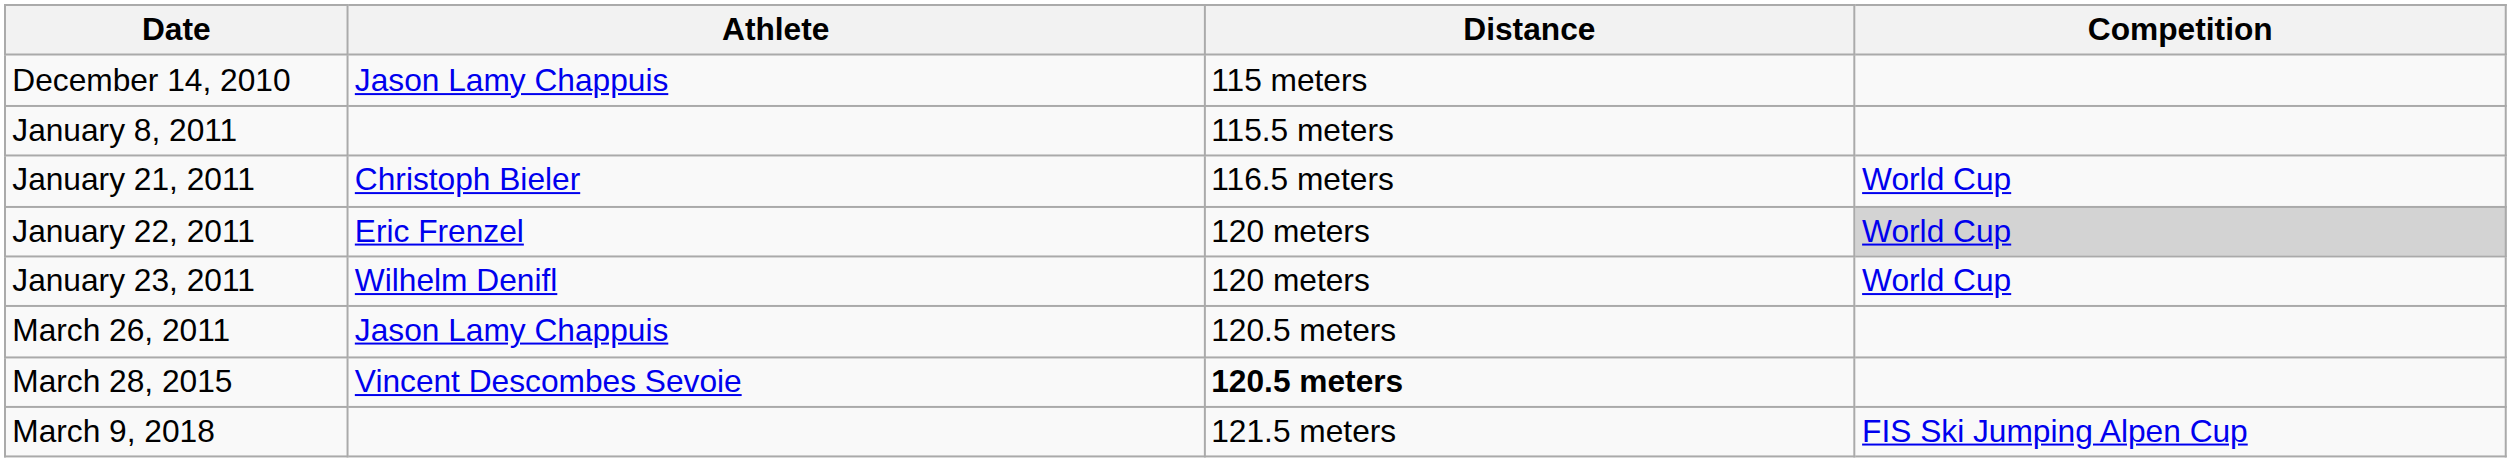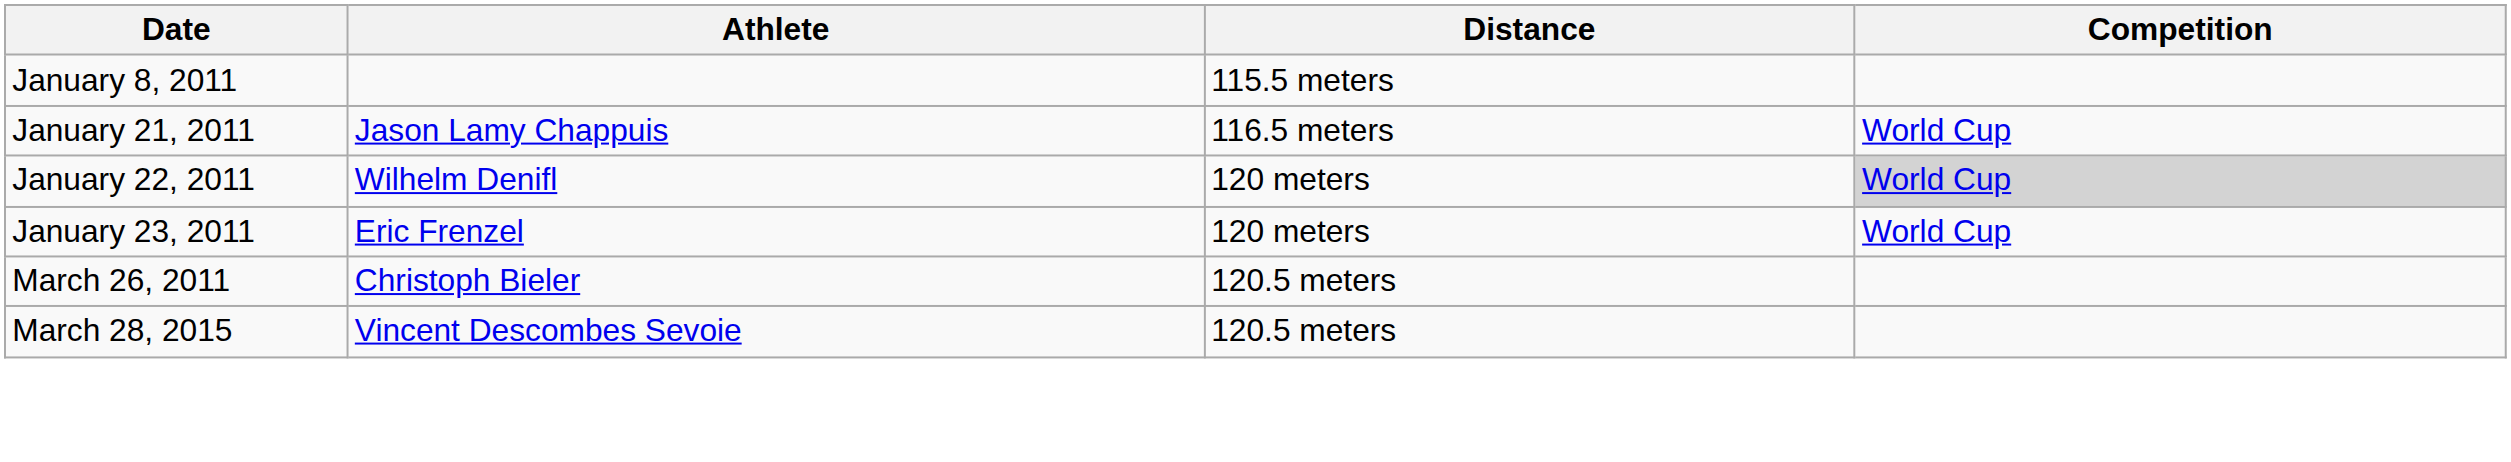- row: (151, 79)
(468, 180) Christoph Bieler -> (512, 130) Jason Lamy Chappuis
(439, 230) Eric Frenzel -> (456, 180) Wilhelm Denifl
(456, 280) Wilhelm Denifl -> (439, 230) Eric Frenzel
(512, 331) Jason Lamy Chappuis -> (468, 280) Christoph Bieler
(1307, 381) bold -> (1304, 331) normal
- row: (114, 431)
